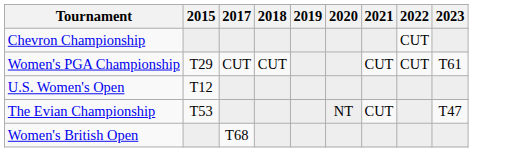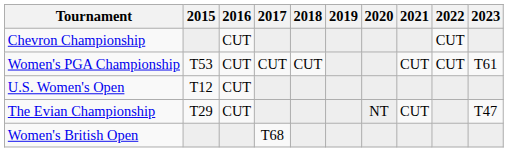+ column: (237, 16)
(201, 64) T29 -> (201, 64) T53
(201, 111) T53 -> (201, 111) T29
